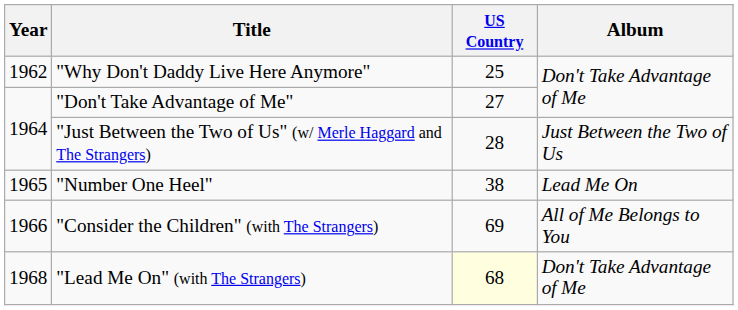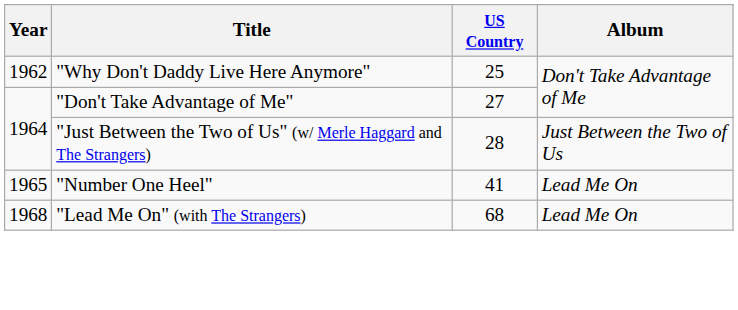(495, 184) 38 -> (495, 184) 41
- row: (217, 225)
(495, 278) lightyellow background -> (495, 215) no background
(626, 278) Don't Take Advantage of Me -> (590, 215) Lead Me On
